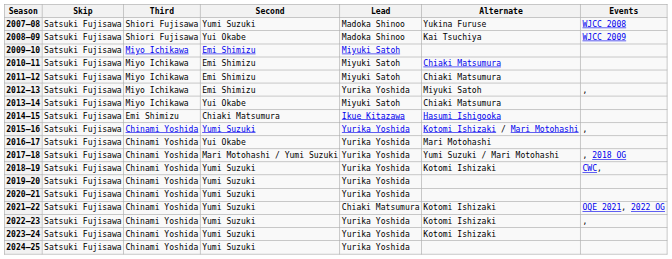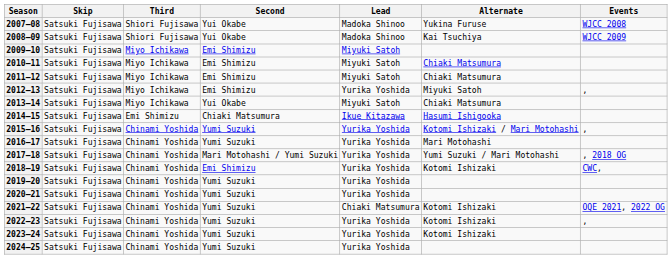(229, 24) Yumi Suzuki -> (224, 24) Yui Okabe
(224, 142) Yui Okabe -> (229, 142) Yumi Suzuki
(229, 169) Yumi Suzuki -> (229, 169) Emi Shimizu
